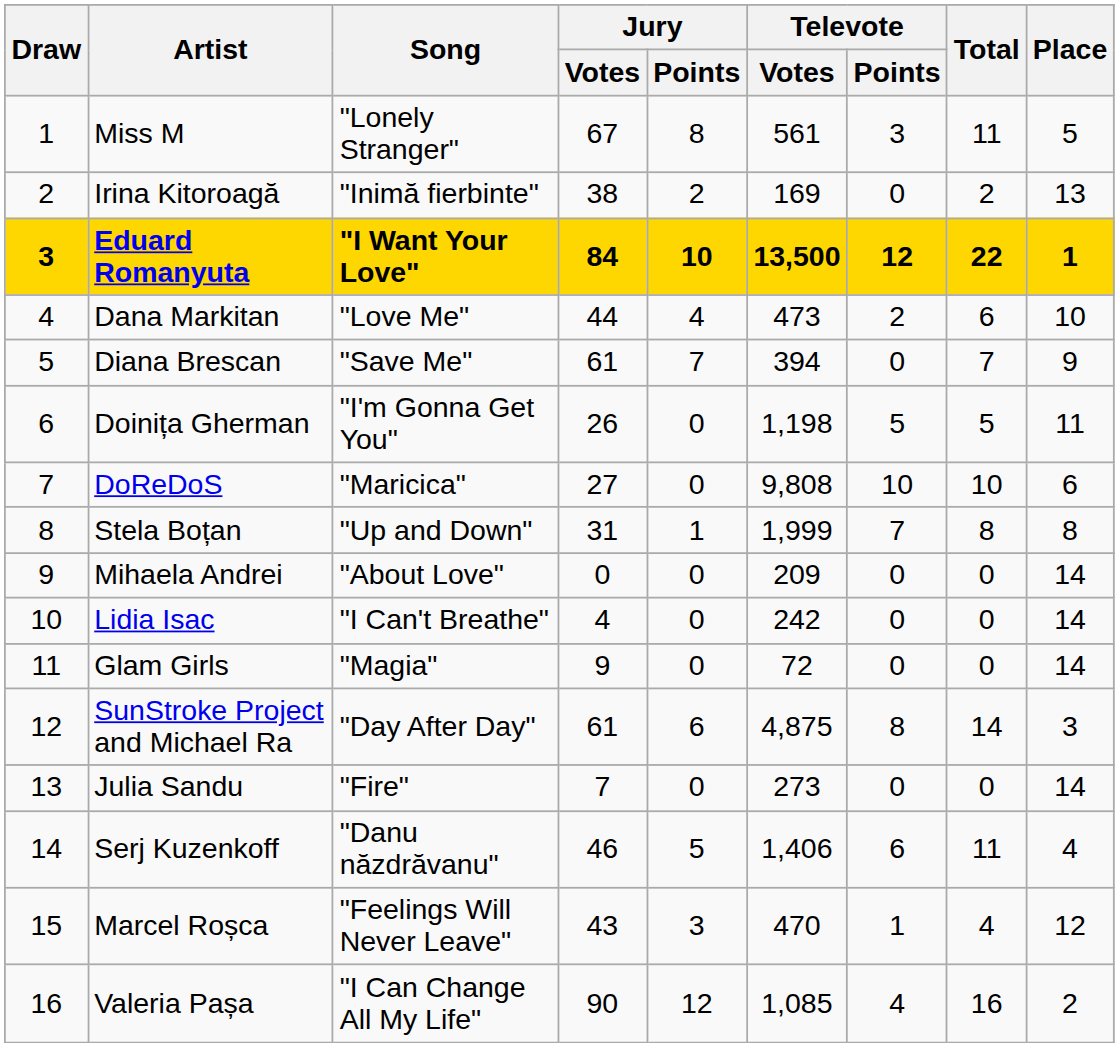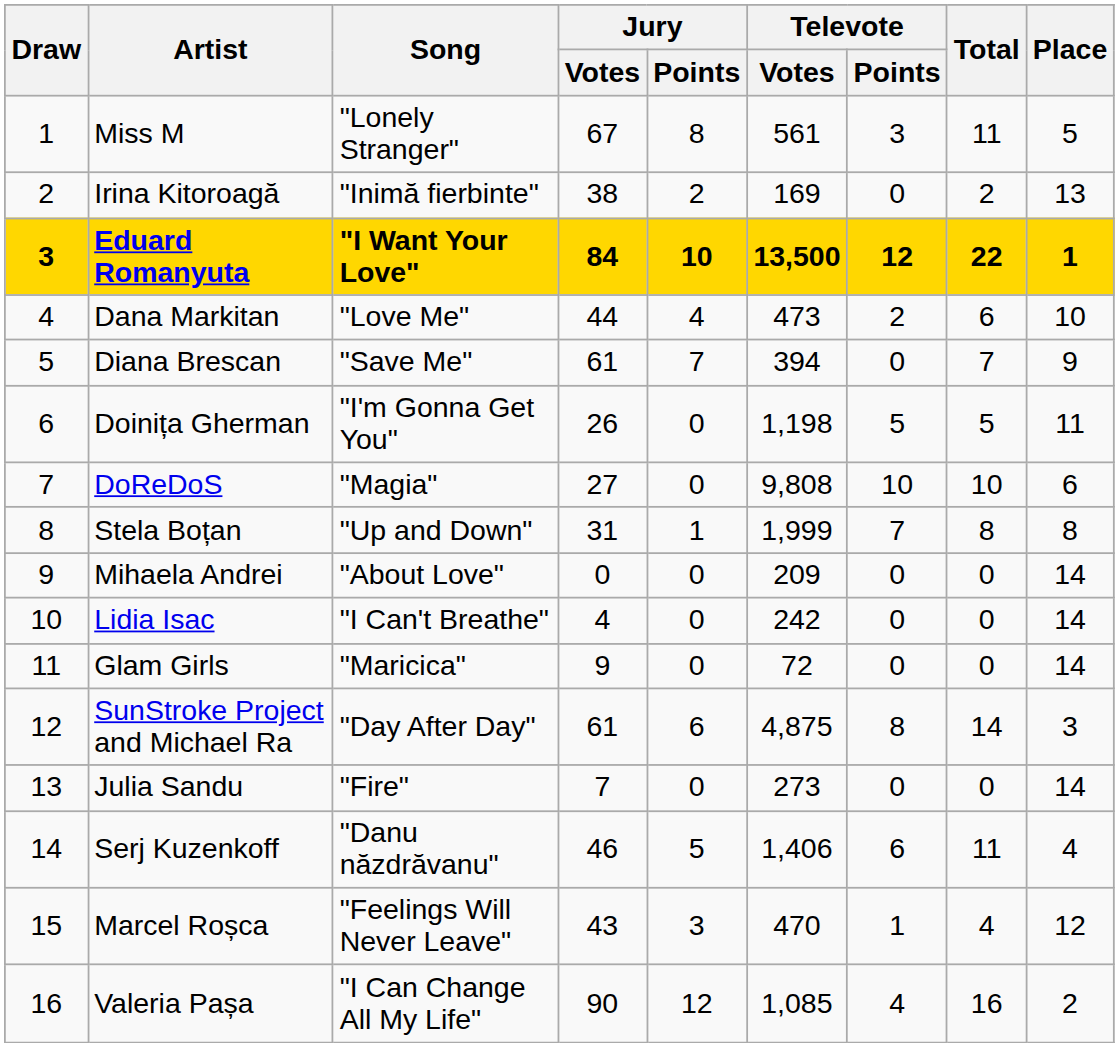(403, 484) "Maricica" -> (389, 484) "Magia"
(389, 665) "Magia" -> (403, 665) "Maricica"
